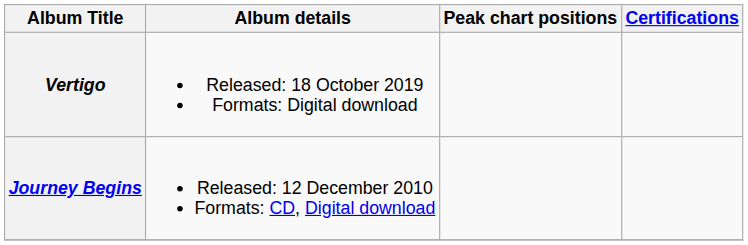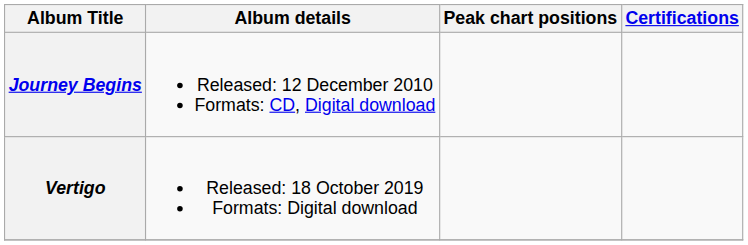rows swapped: (75, 188) <-> (75, 84)
